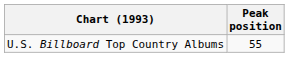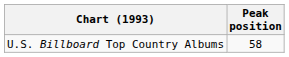(256, 44) 55 -> (256, 44) 58
